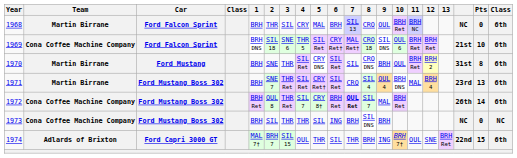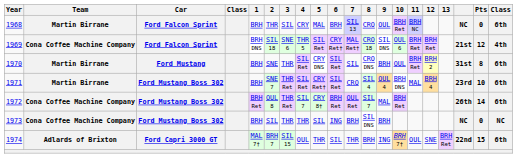(481, 44) 10 -> (481, 44) 12
(501, 44) 6th -> (501, 44) 4th
(481, 83) 13 -> (481, 83) 10
(353, 102) bold -> (353, 101) normal
